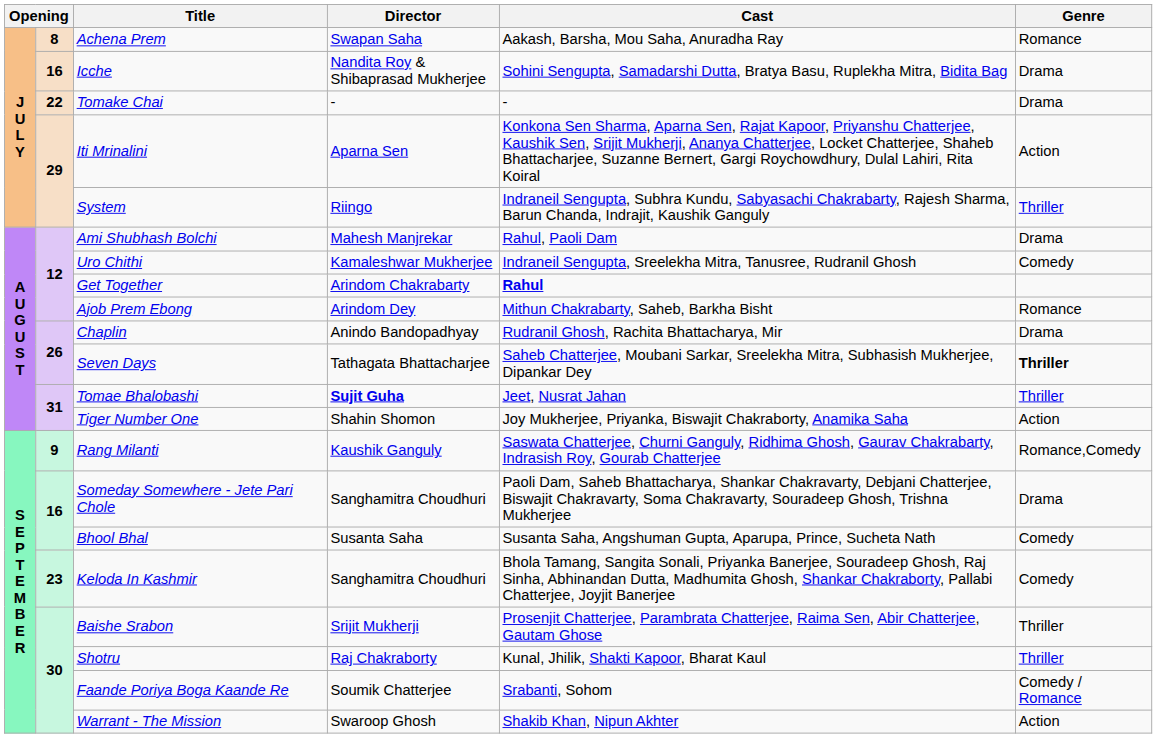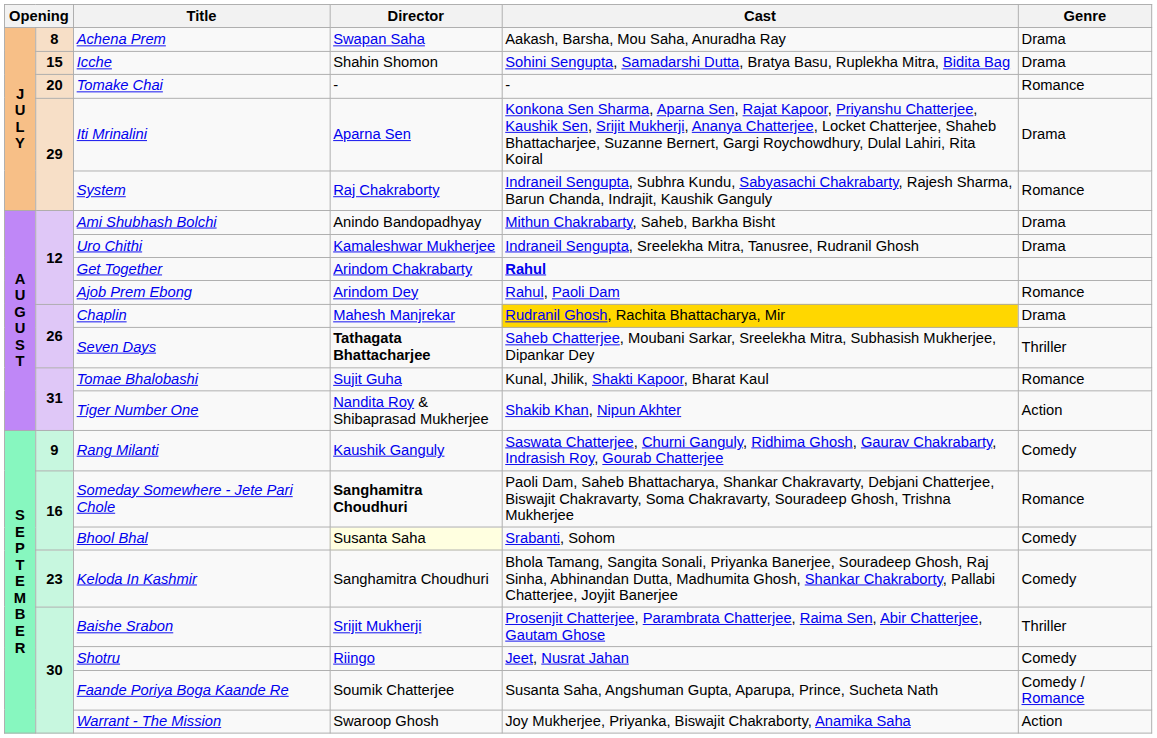(1050, 39) Romance -> (1044, 39) Drama
(54, 71) 16 -> (54, 62) 15
(408, 71) Nandita Roy & Shibaprasad Mukherjee -> (386, 62) Shahin Shomon
(54, 102) 22 -> (54, 86) 20
(1041, 102) Drama -> (1053, 86) Romance
(1039, 150) Action -> (1044, 134) Drama
(351, 207) Riingo -> (386, 190) Raj Chakraborty
(1041, 207) Thriller -> (1053, 190) Romance
(391, 239) Mahesh Manjrekar -> (407, 222) Anindo Bandopadhyay
(560, 239) Rahul, Paoli Dam -> (640, 222) Mithun Chakrabarty, Saheb, Barkha Bisht
(1046, 262) Comedy -> (1044, 245) Drama
(637, 309) Mithun Chakrabarty, Saheb, Barkha Bisht -> (563, 292) Rahul, Paoli Dam
(404, 332) Anindo Bandopadhyay -> (394, 315) Mahesh Manjrekar
(642, 332) no background -> (645, 315) gold background
(410, 364) normal -> (382, 347) bold
(1044, 364) bold -> (1044, 347) normal
(367, 395) bold -> (368, 379) normal
(564, 395) Jeet, Nusrat Jahan -> (637, 379) Kunal, Jhilik, Shakti Kapoor, Bharat Kaul
(1041, 395) Thriller -> (1053, 379) Romance
(383, 419) Shahin Shomon -> (411, 410) Nandita Roy & Shibaprasad Mukherjee
(705, 419) Joy Mukherjee, Priyanka, Biswajit Chakraborty, Anamika Saha -> (593, 410) Shakib Khan, Nipun Akhter
(1080, 450) Romance,Comedy -> (1049, 450) Comedy
(408, 498) normal -> (378, 498) bold
(1041, 498) Drama -> (1053, 498) Romance
(377, 538) no background -> (379, 538) lightyellow background
(719, 538) Susanta Saha, Angshuman Gupta, Aparupa, Prince, Sucheta Nath -> (560, 538) Srabanti, Sohom
(384, 658) Raj Chakraborty -> (354, 658) Riingo
(634, 658) Kunal, Jhilik, Shakti Kapoor, Bharat Kaul -> (567, 658) Jeet, Nusrat Jahan
(1041, 658) Thriller -> (1049, 658) Comedy
(557, 690) Srabanti, Sohom -> (722, 690) Susanta Saha, Angshuman Gupta, Aparupa, Prince, Sucheta Nath
(590, 721) Shakib Khan, Nipun Akhter -> (708, 721) Joy Mukherjee, Priyanka, Biswajit Chakraborty, Anamika Saha
